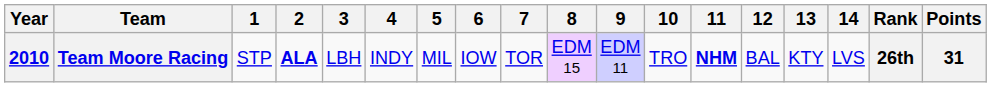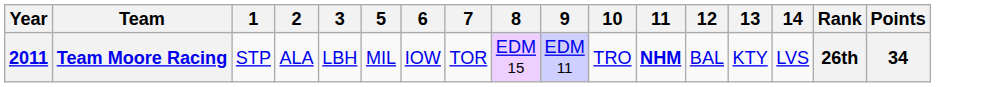- column: (392, 19)
(29, 57) 2010 -> (29, 57) 2011
(299, 57) bold -> (297, 57) normal
(954, 57) 31 -> (898, 57) 34
